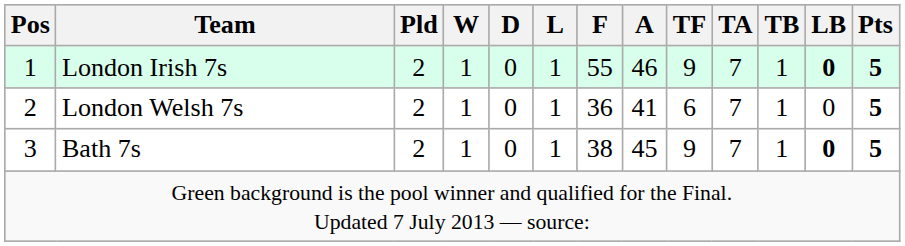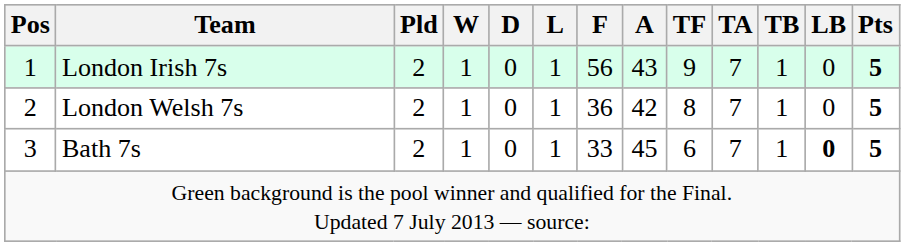(600, 66) 55 -> (600, 66) 56
(644, 66) 46 -> (644, 66) 43
(829, 66) bold -> (829, 66) normal
(644, 107) 41 -> (644, 107) 42
(689, 107) 6 -> (689, 107) 8
(600, 149) 38 -> (600, 149) 33
(689, 149) 9 -> (689, 149) 6
